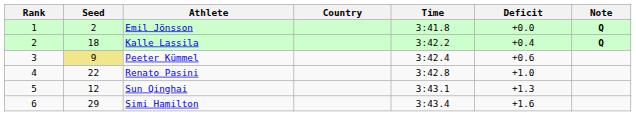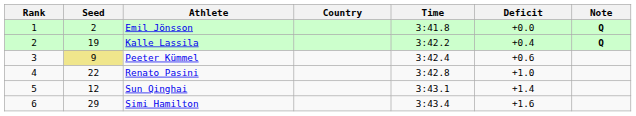(93, 42) 18 -> (93, 42) 19
(523, 88) +1.3 -> (523, 88) +1.4
